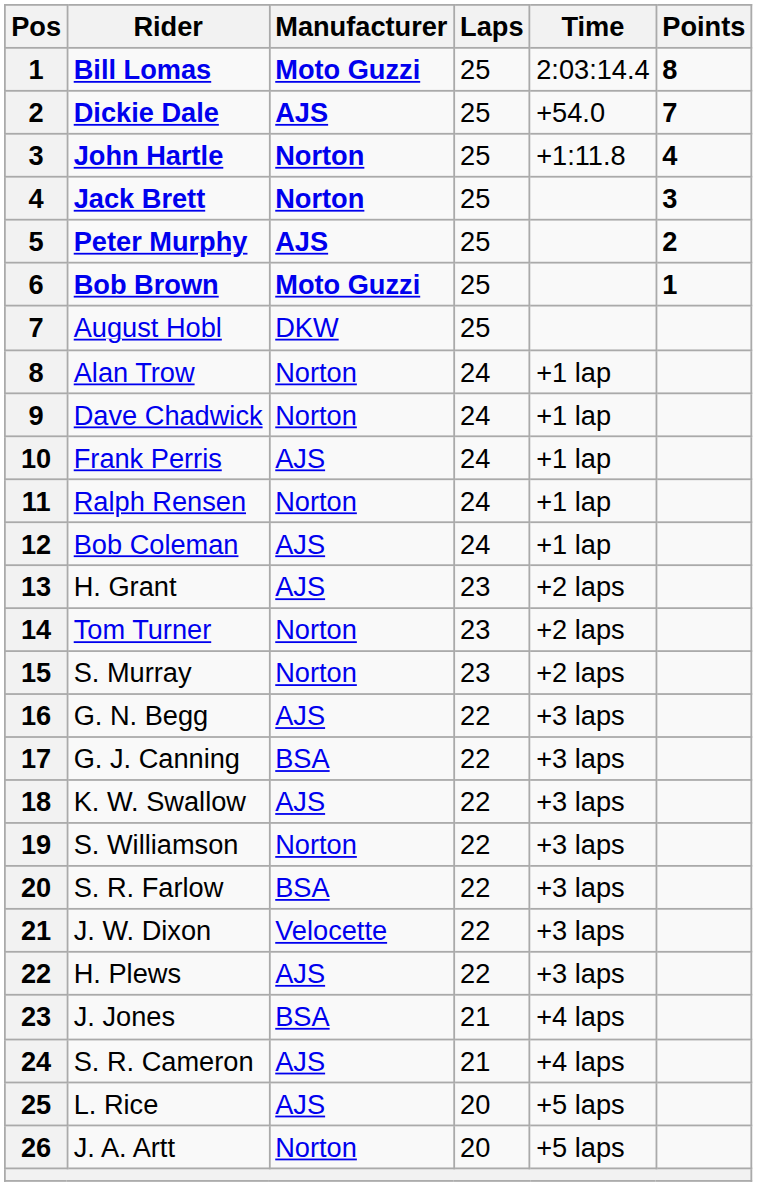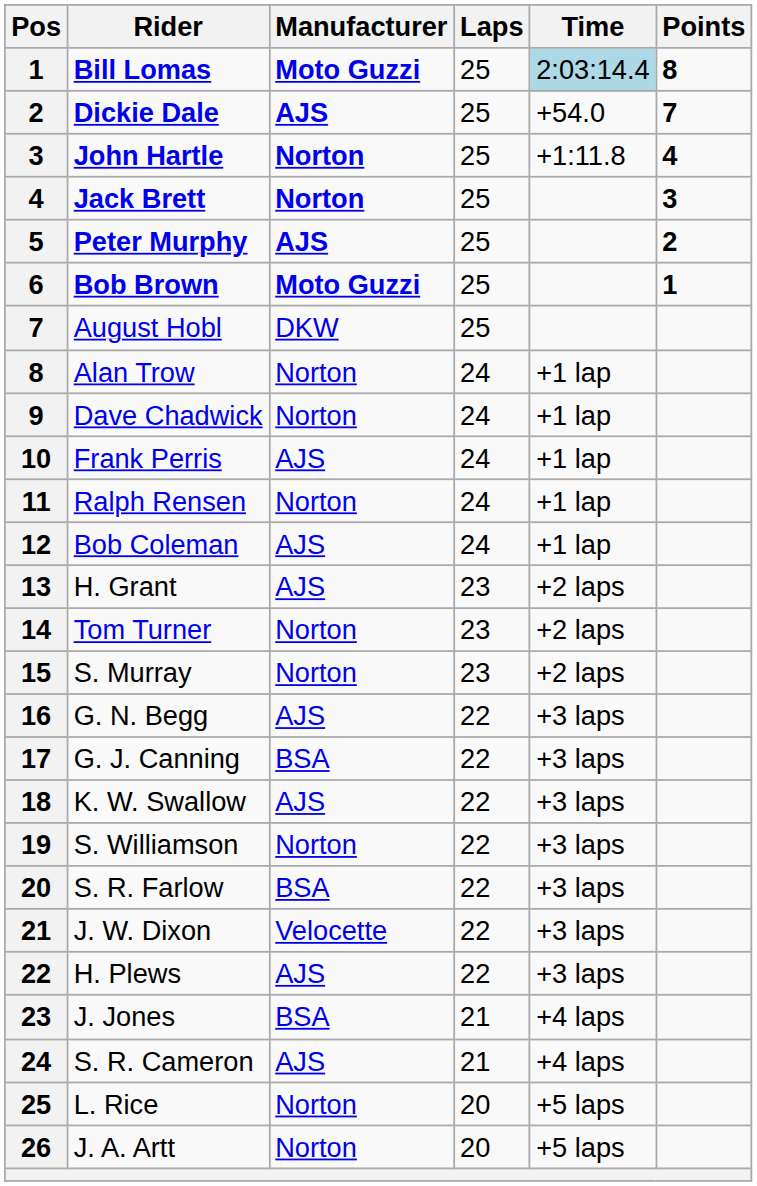(593, 70) no background -> (593, 70) lightblue background
(300, 1103) AJS -> (316, 1103) Norton
